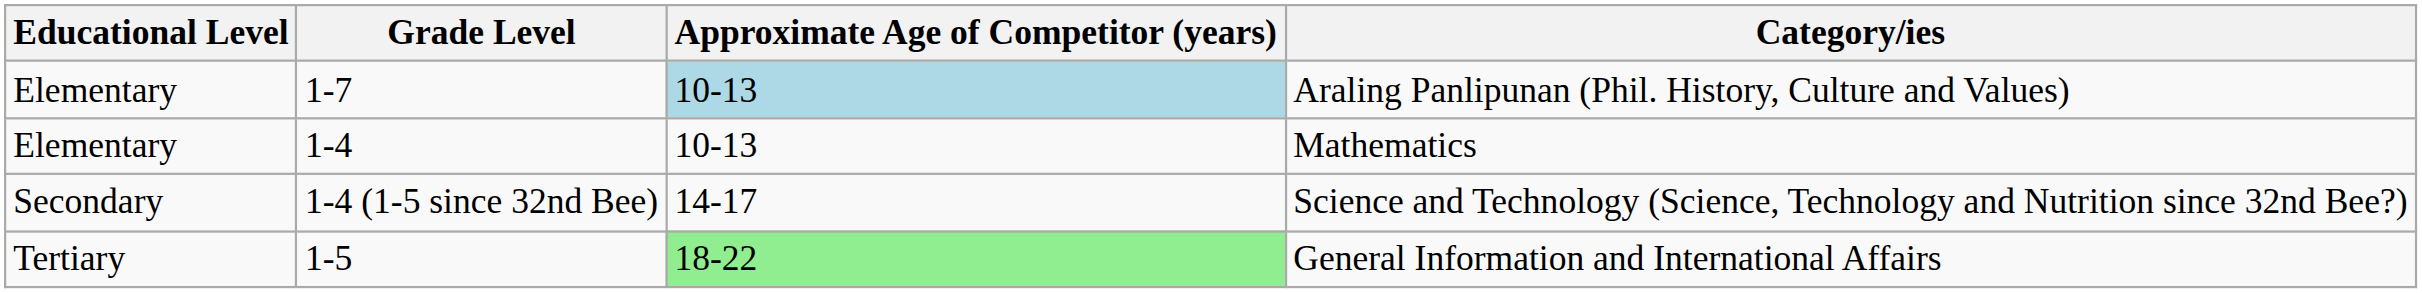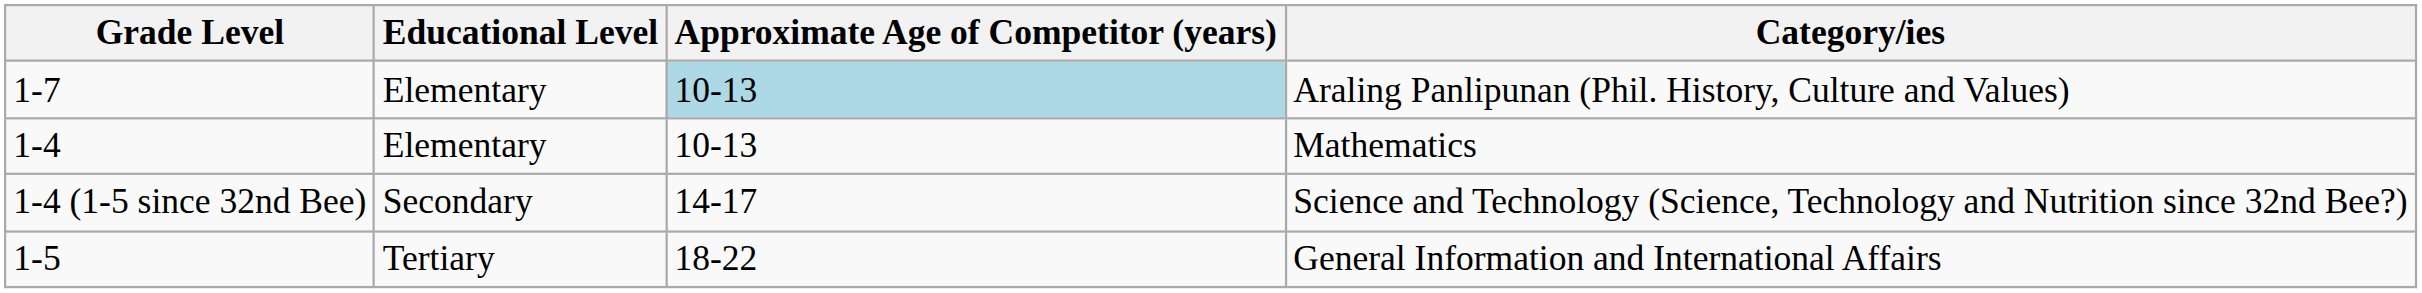columns swapped: (151, 32) <-> (482, 32)
(716, 257) lightgreen background -> (716, 257) no background
